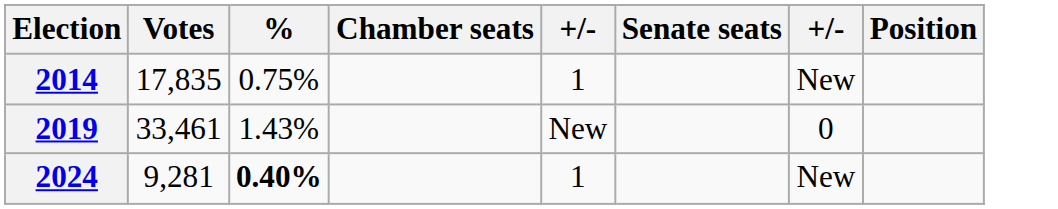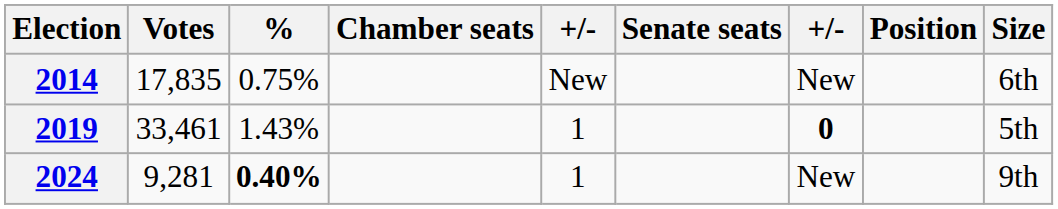+ column: (1018, 29)
(578, 78) 1 -> (578, 78) New
(578, 128) New -> (578, 128) 1
(826, 128) normal -> (826, 128) bold
